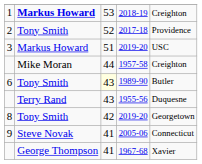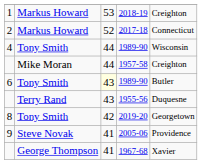(56, 13) bold -> (53, 13) normal
(43, 30) Tony Smith -> (53, 30) Markus Howard
(171, 30) Providence -> (173, 30) Connecticut
- row: (10, 47)
+ row: (10, 47)
(173, 133) Connecticut -> (171, 133) Providence
